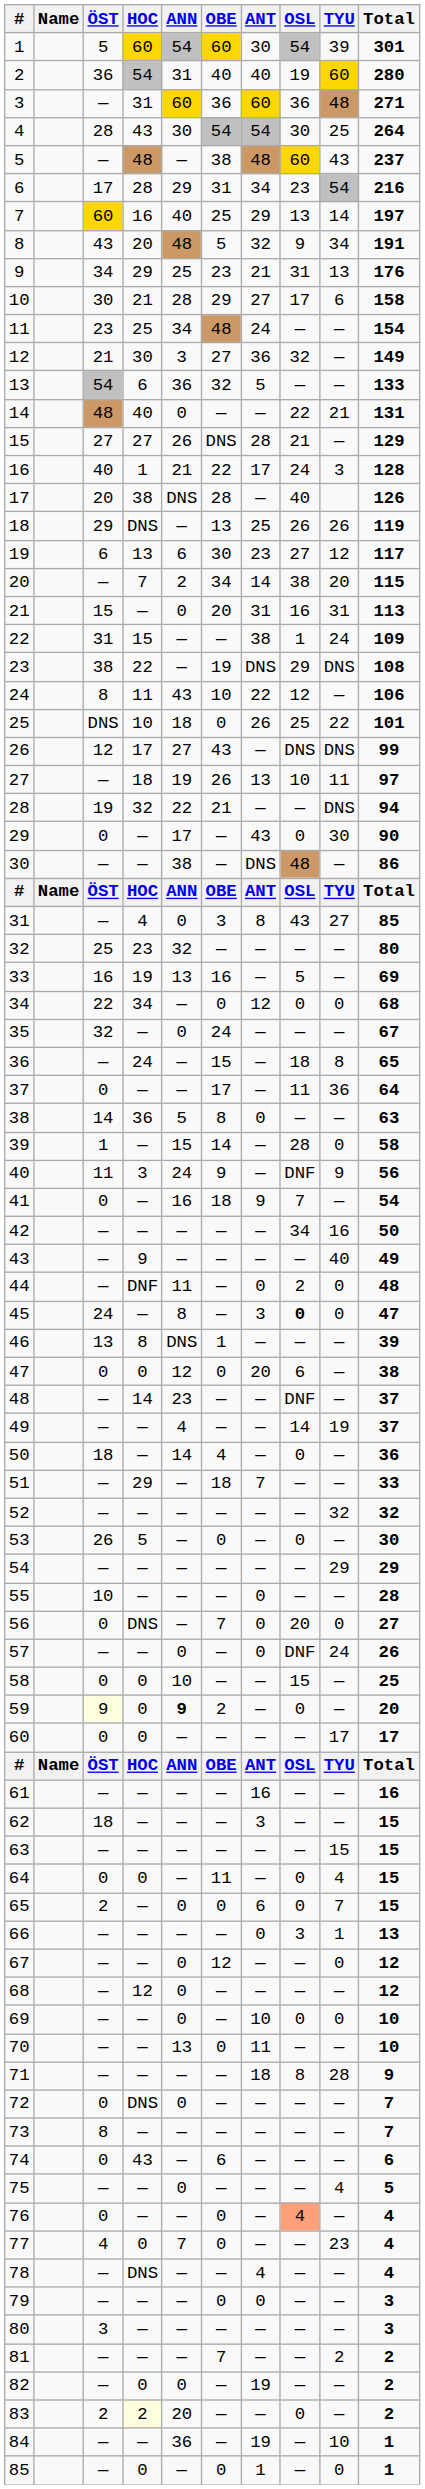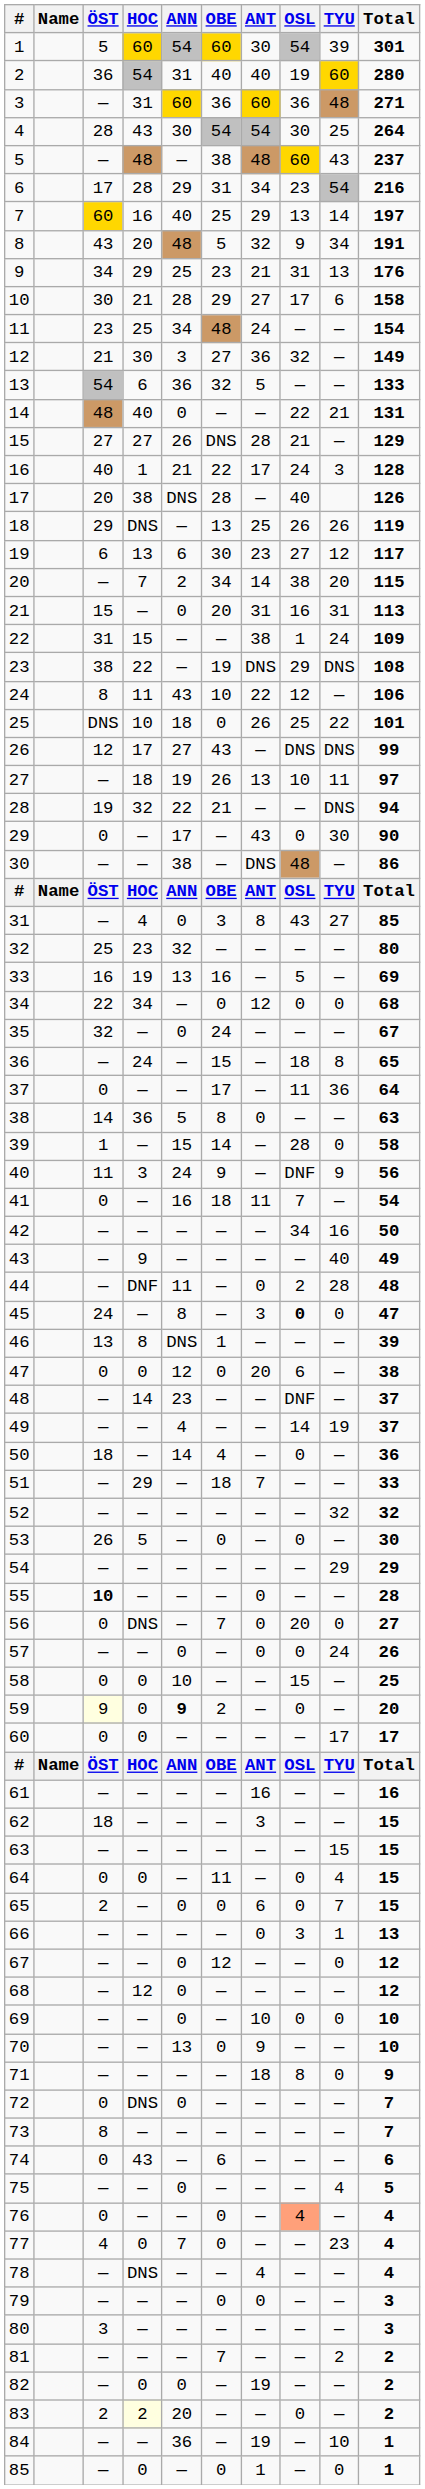(261, 1202) 9 -> (261, 1202) 11
(339, 1287) 0 -> (339, 1287) 28
(103, 1597) normal -> (103, 1597) bold
(300, 1653) DNF -> (300, 1653) 0
(261, 2048) 11 -> (261, 2048) 9
(339, 2076) 28 -> (339, 2076) 0
